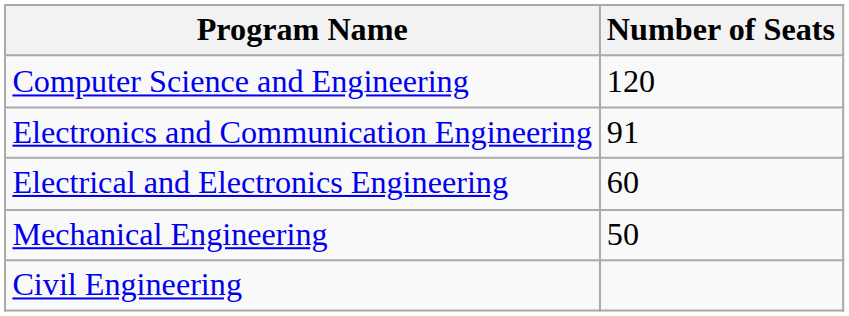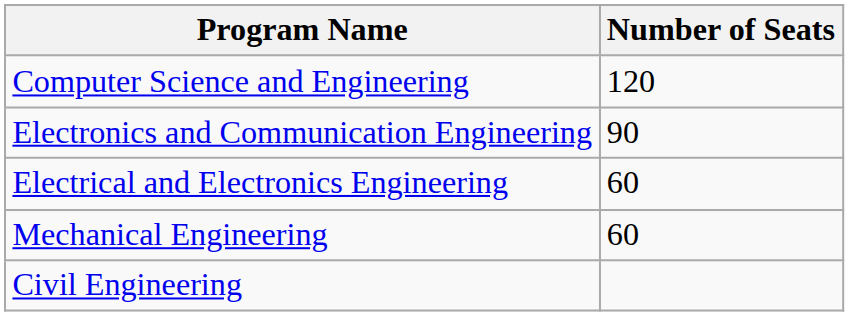(623, 132) 91 -> (623, 132) 90
(623, 234) 50 -> (623, 234) 60
